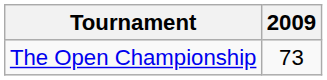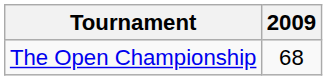(291, 58) 73 -> (291, 58) 68
